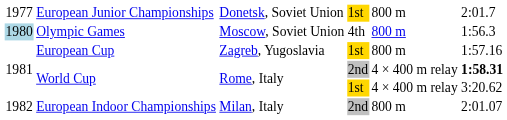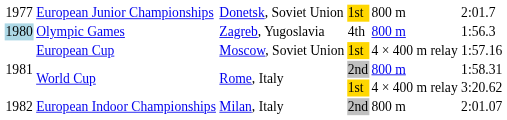(282, 31) Moscow, Soviet Union -> (272, 31) Zagreb, Yugoslavia
(272, 50) Zagreb, Yugoslavia -> (282, 50) Moscow, Soviet Union
(389, 50) 800 m -> (415, 50) 4 × 400 m relay
(415, 69) 4 × 400 m relay -> (389, 69) 800 m
(482, 69) bold -> (482, 69) normal
